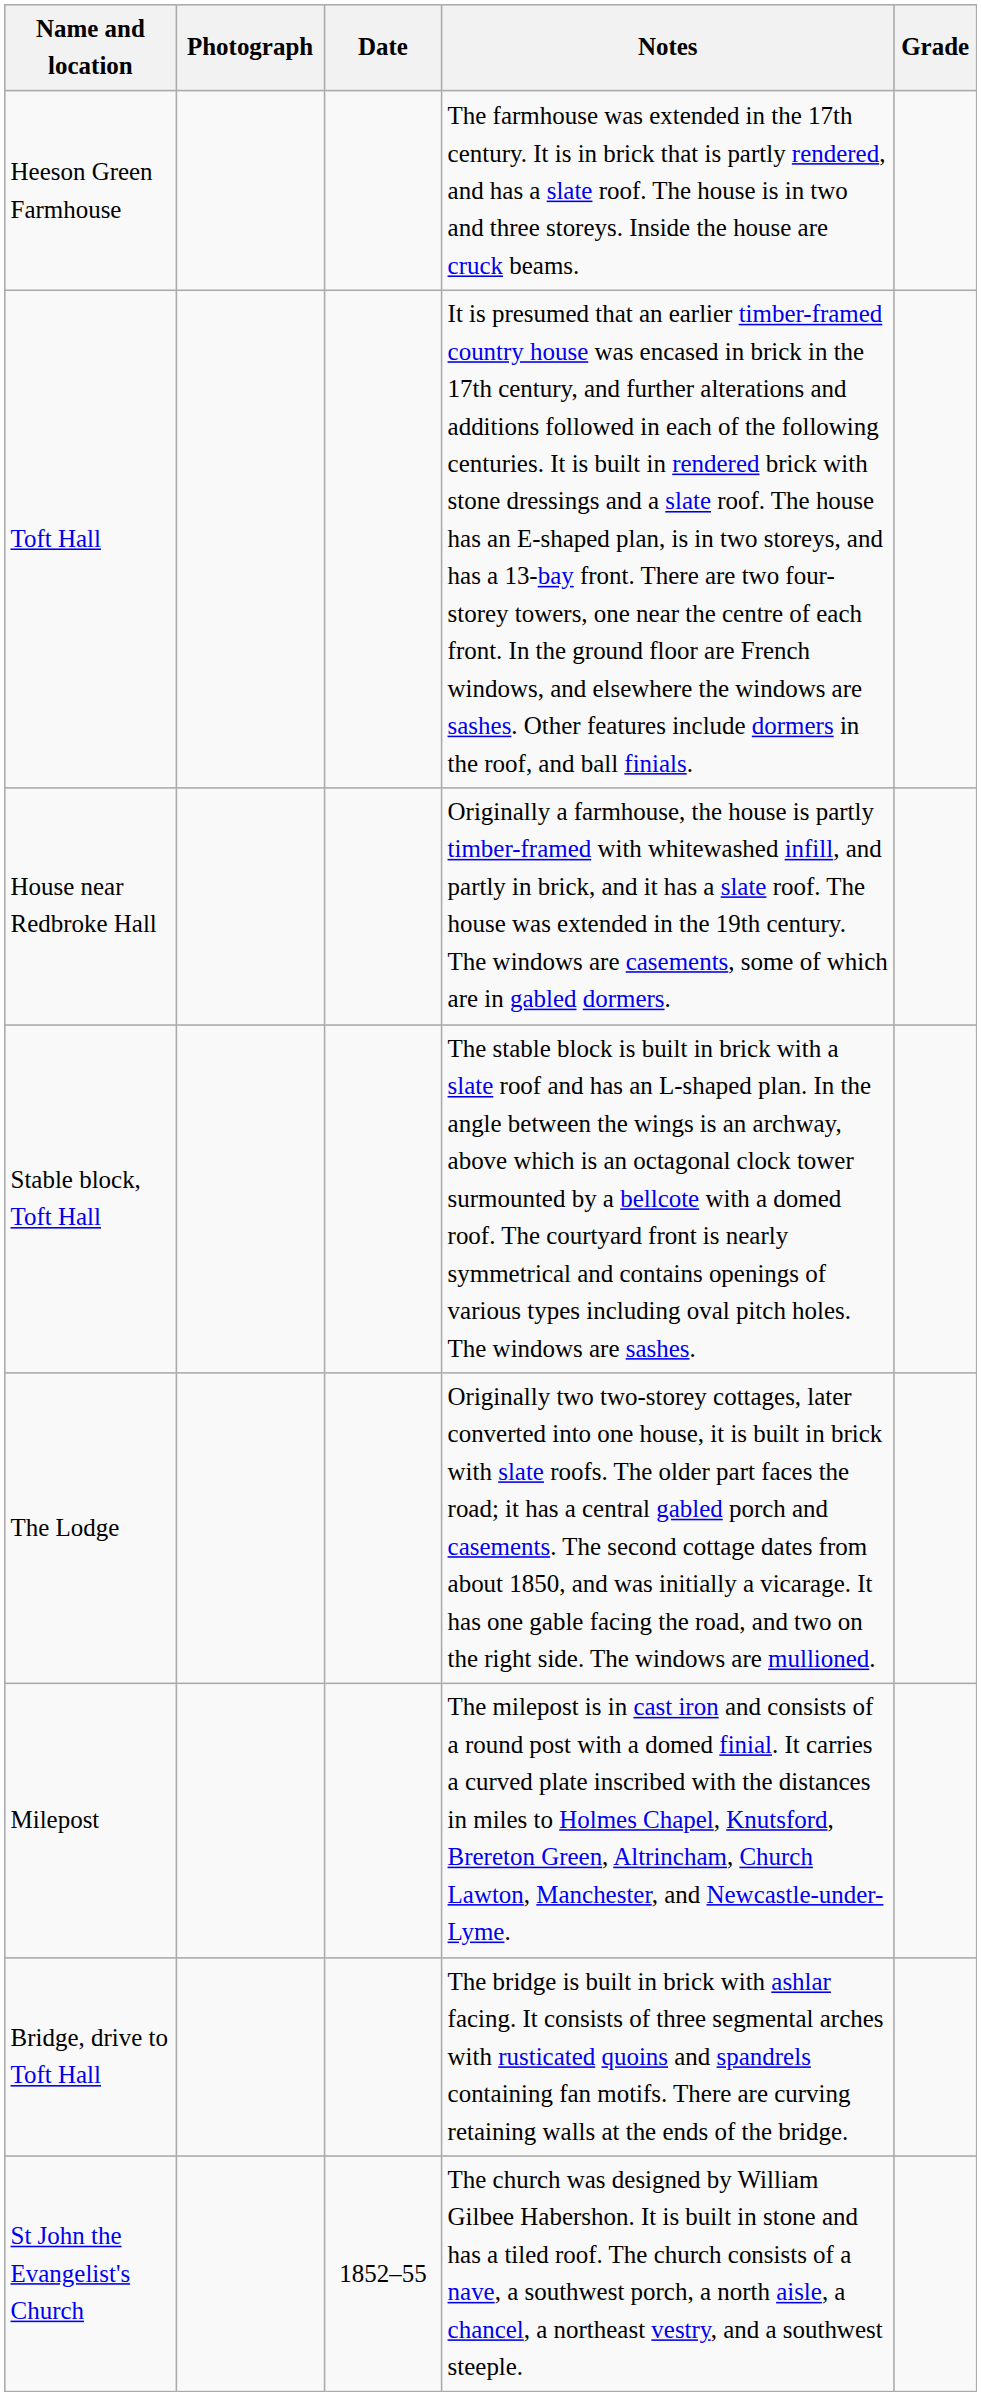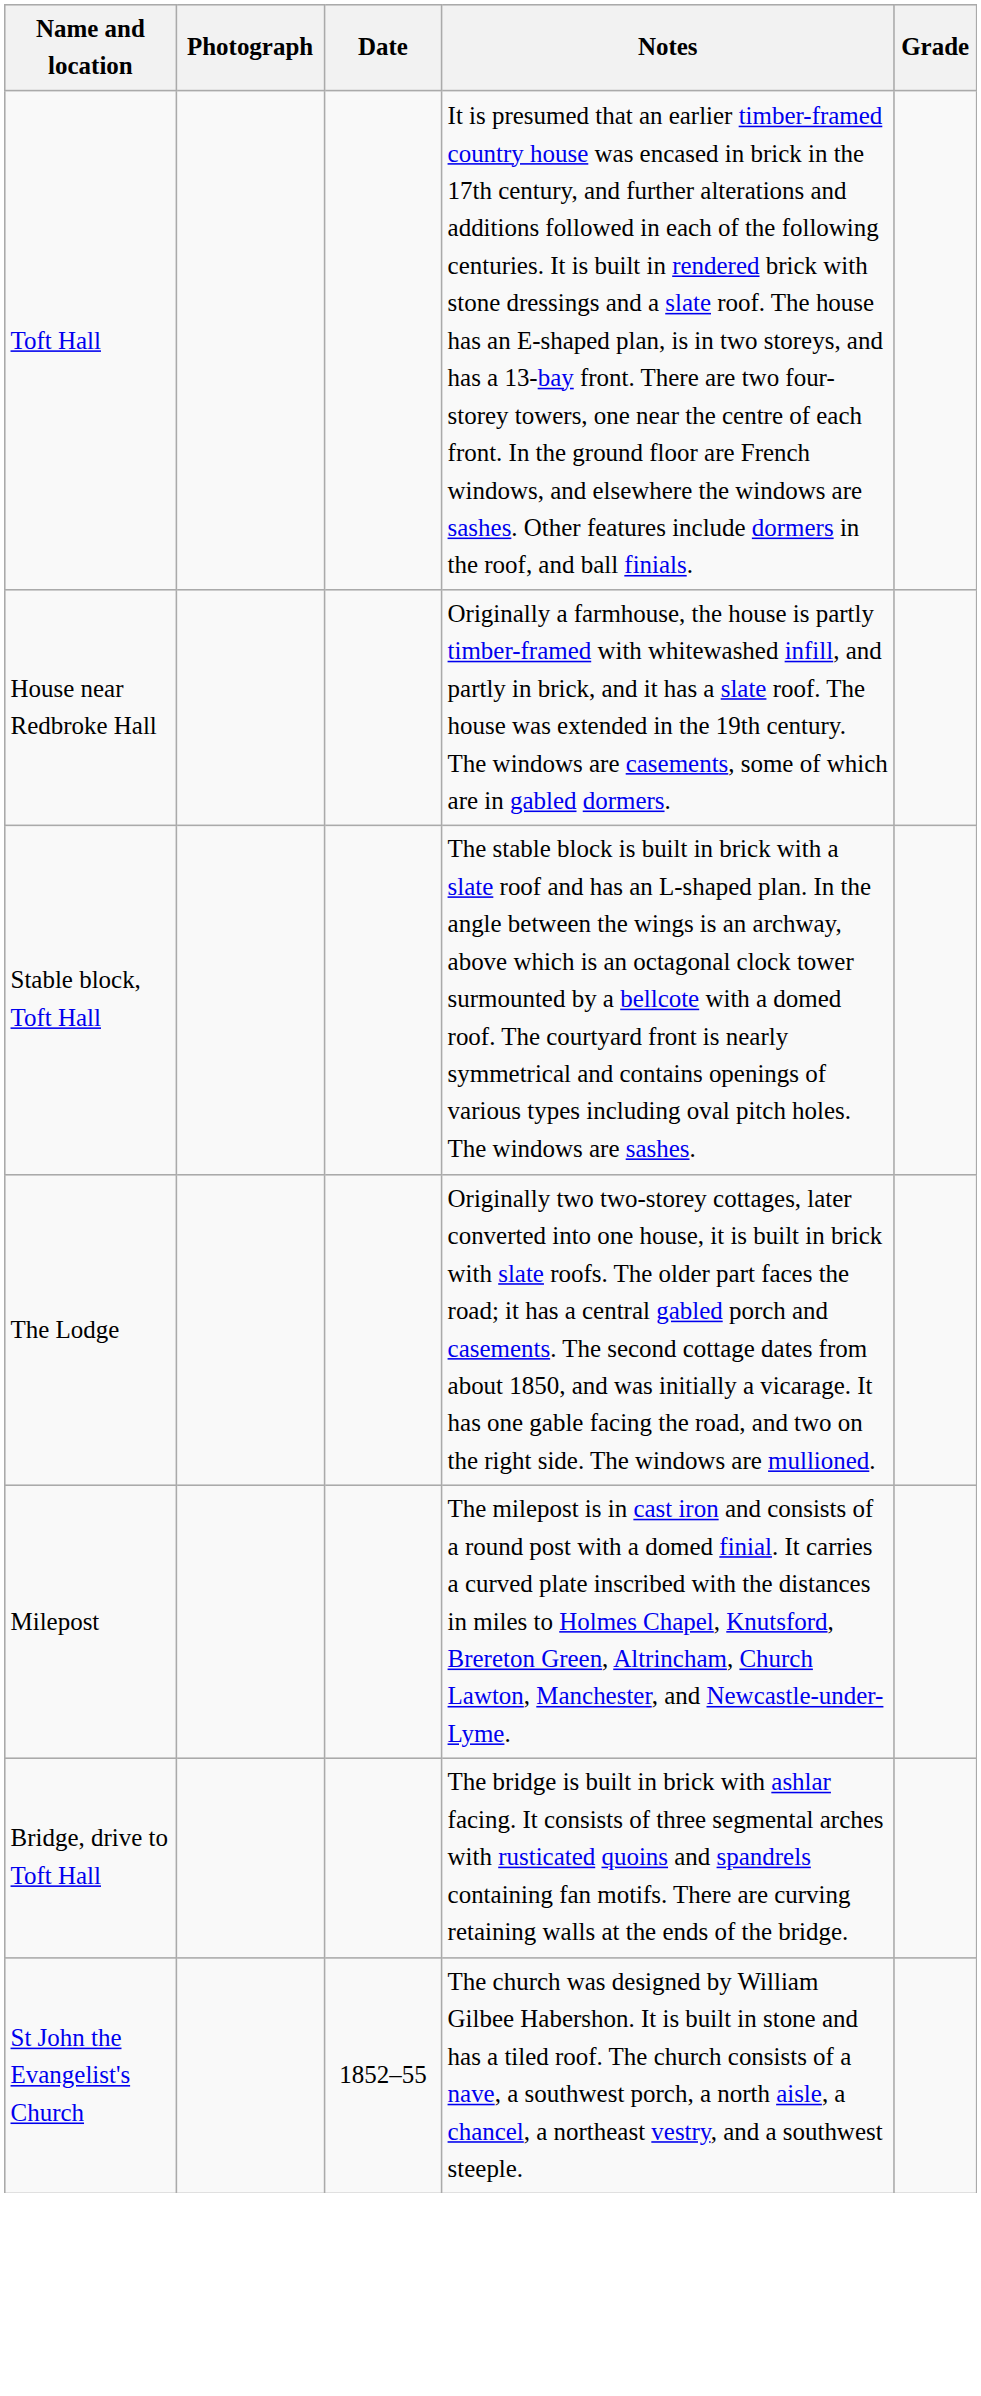- row: (82, 190)
